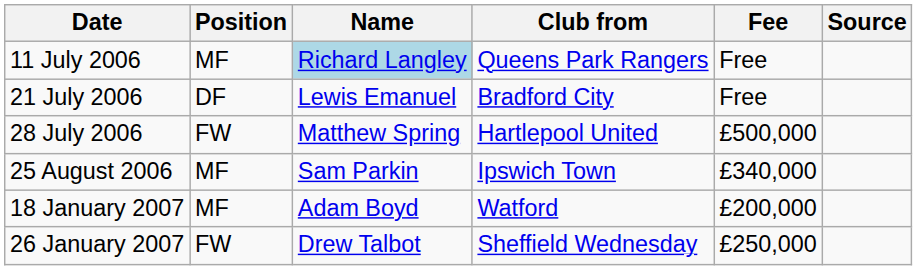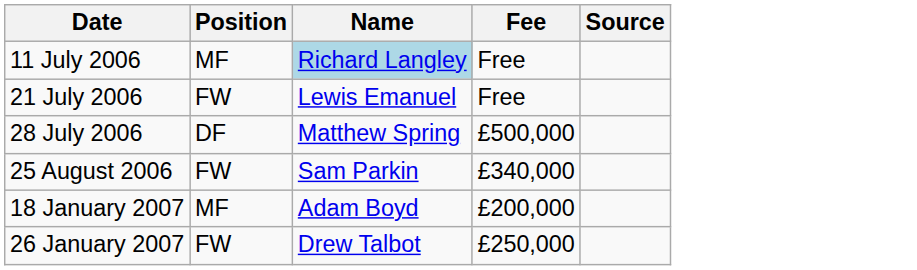- column: (593, 23)
(210, 97) DF -> (213, 97) FW
(213, 134) FW -> (210, 134) DF
(212, 171) MF -> (213, 171) FW
